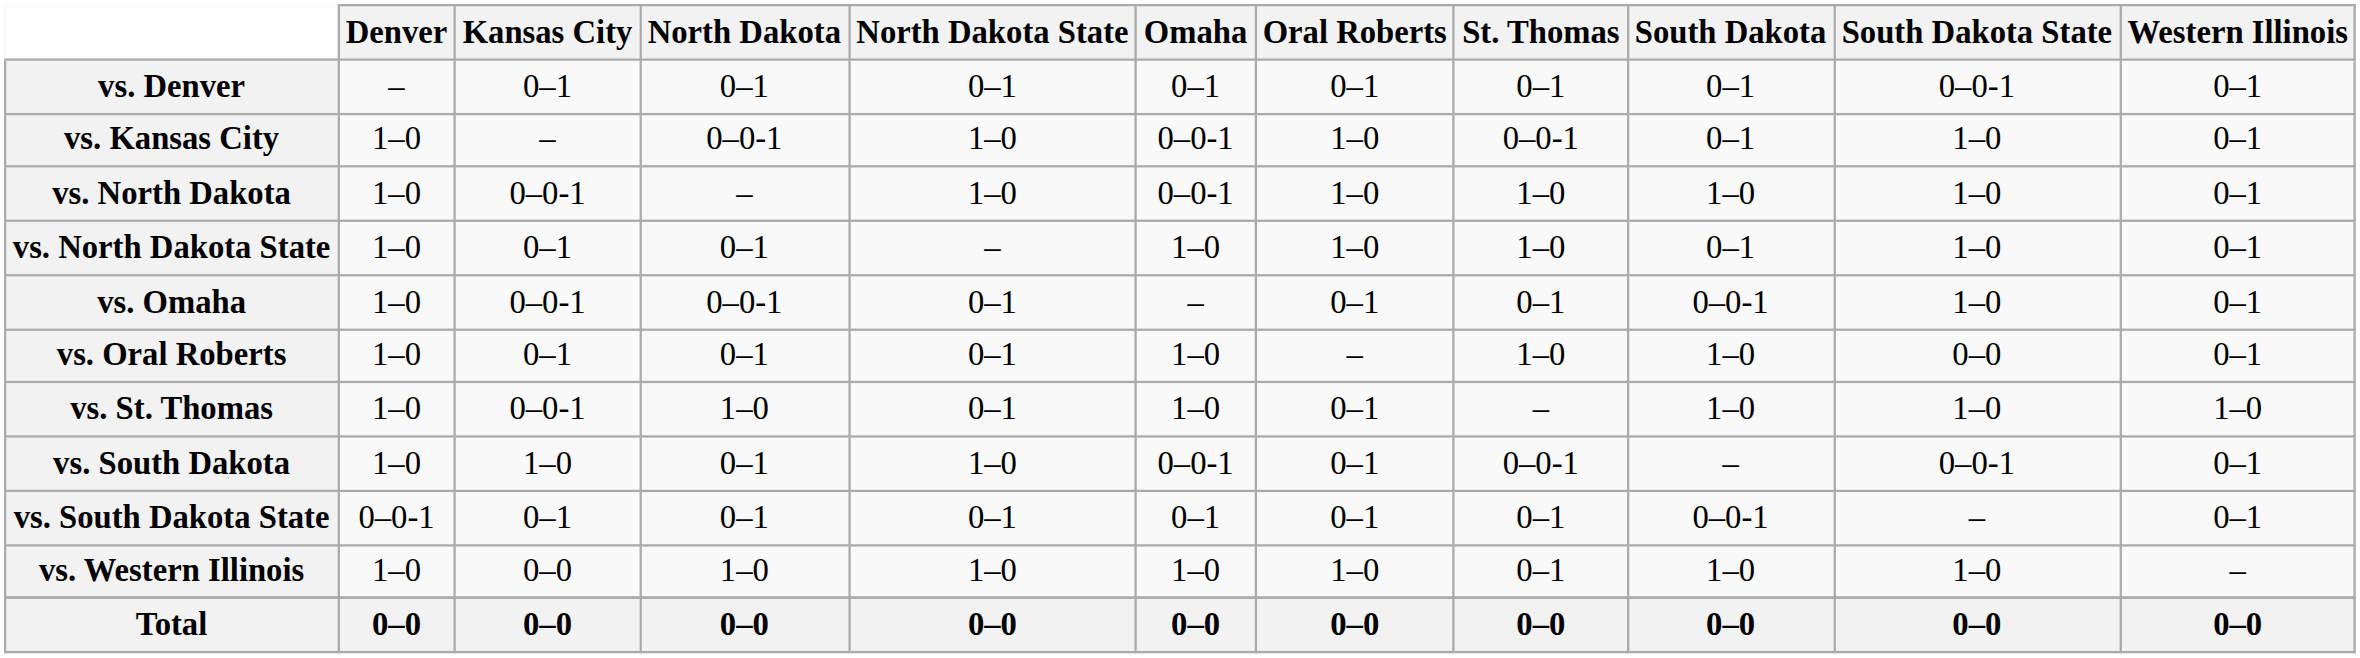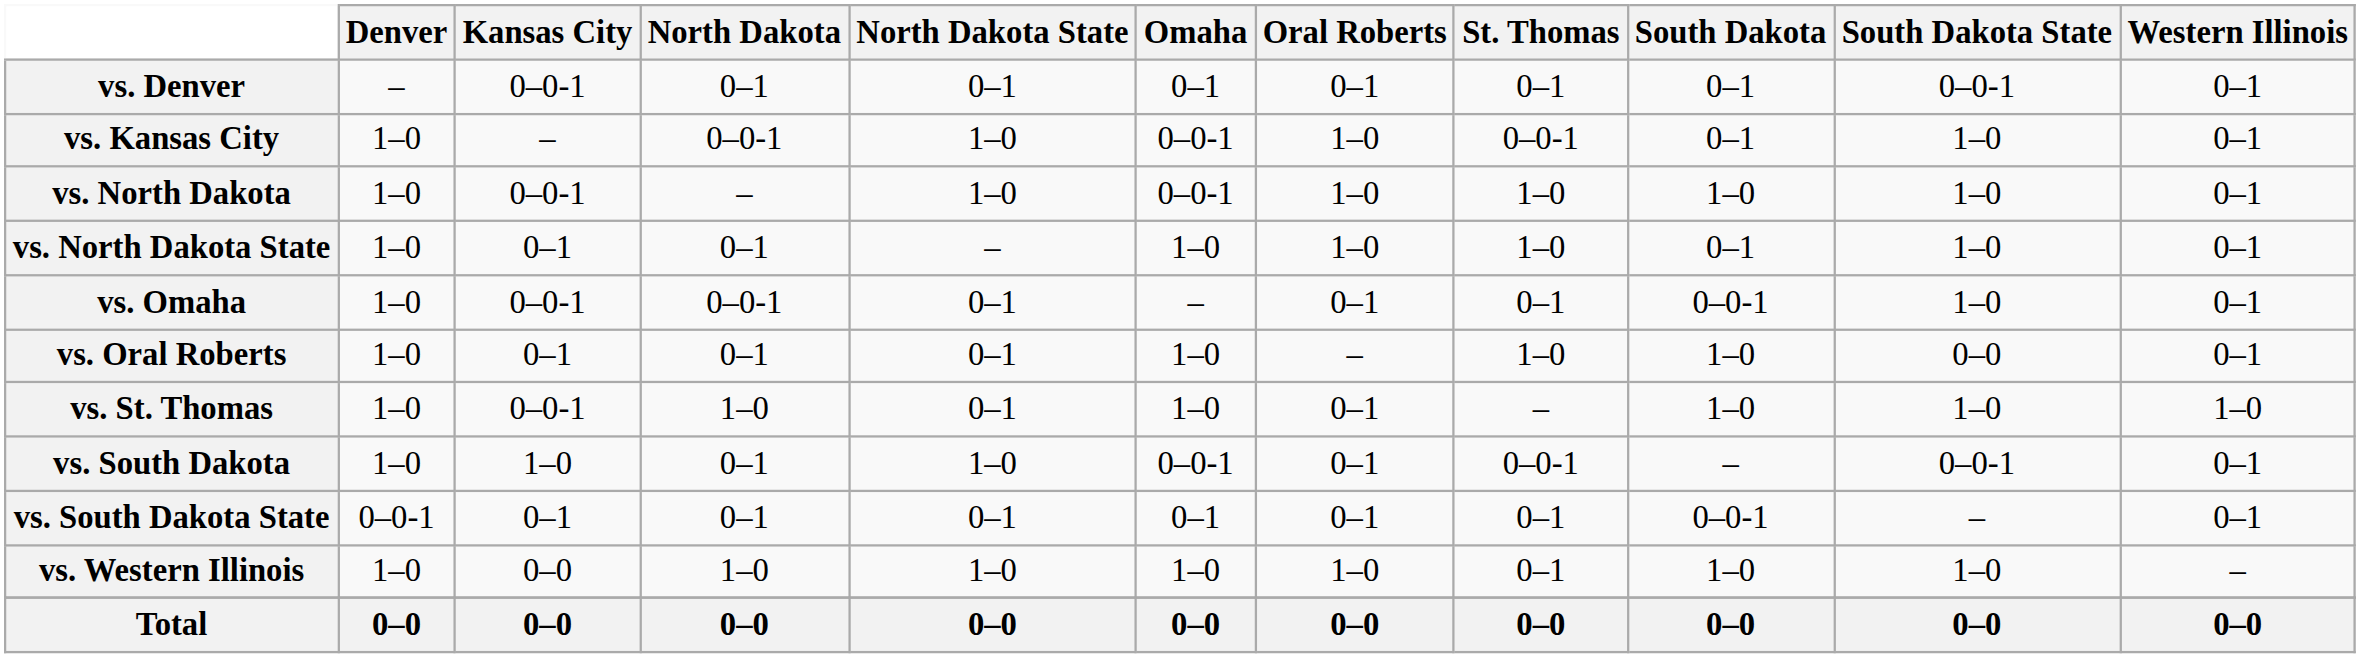(547, 85) 0–1 -> (548, 85) 0–0-1
